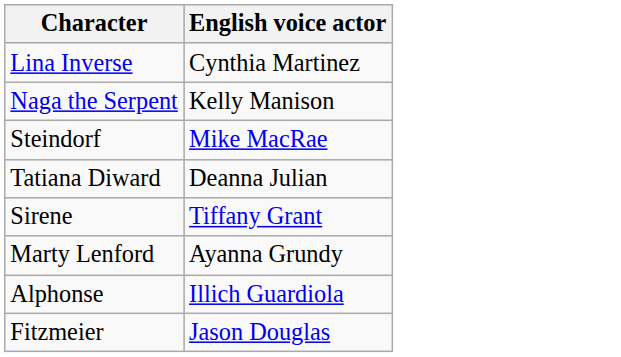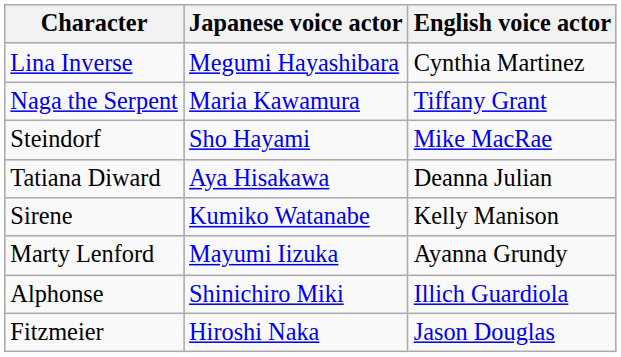+ column: (296, 23)
(262, 100) Kelly Manison -> (480, 100) Tiffany Grant
(256, 216) Tiffany Grant -> (486, 216) Kelly Manison
